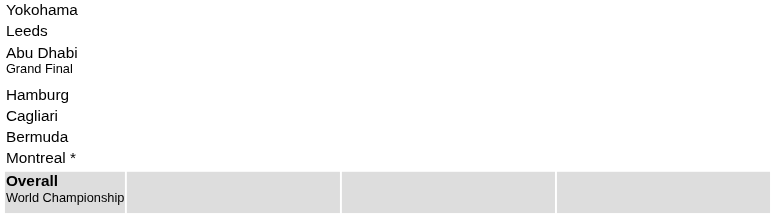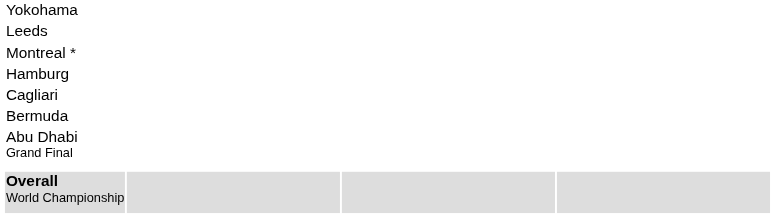rows swapped: (41, 158) <-> (42, 60)
